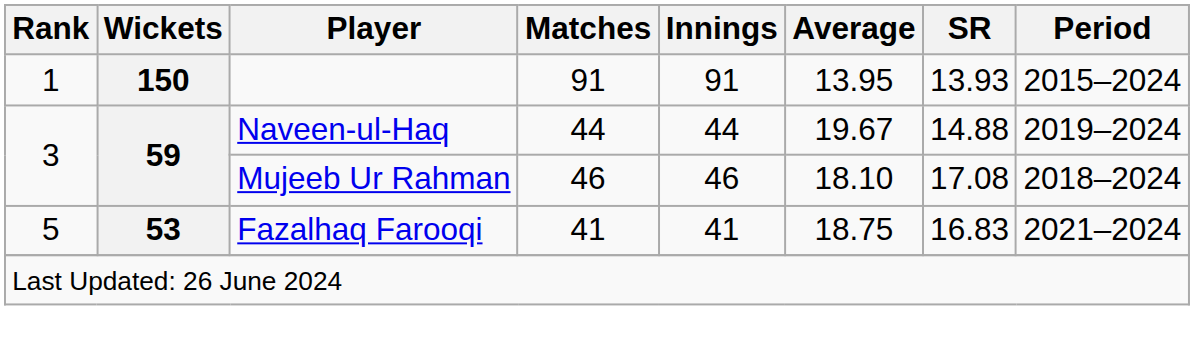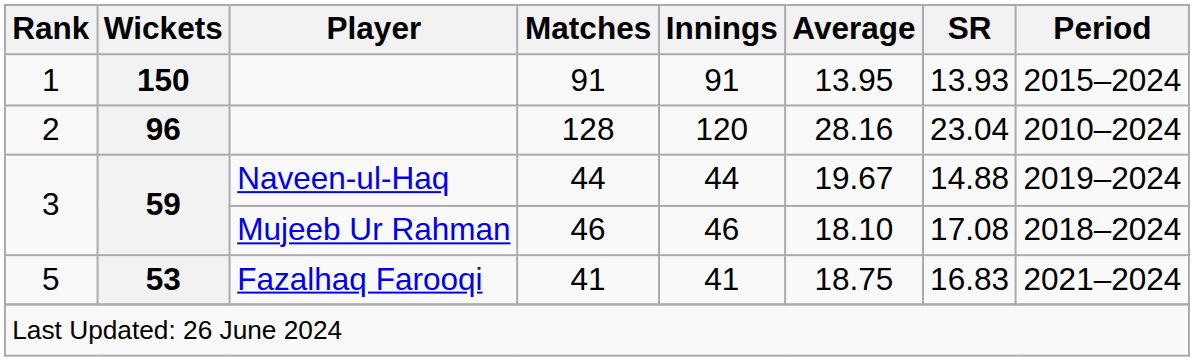+ row: (588, 129)
